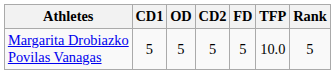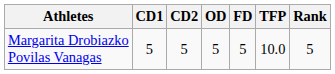columns swapped: (213, 16) <-> (181, 16)
